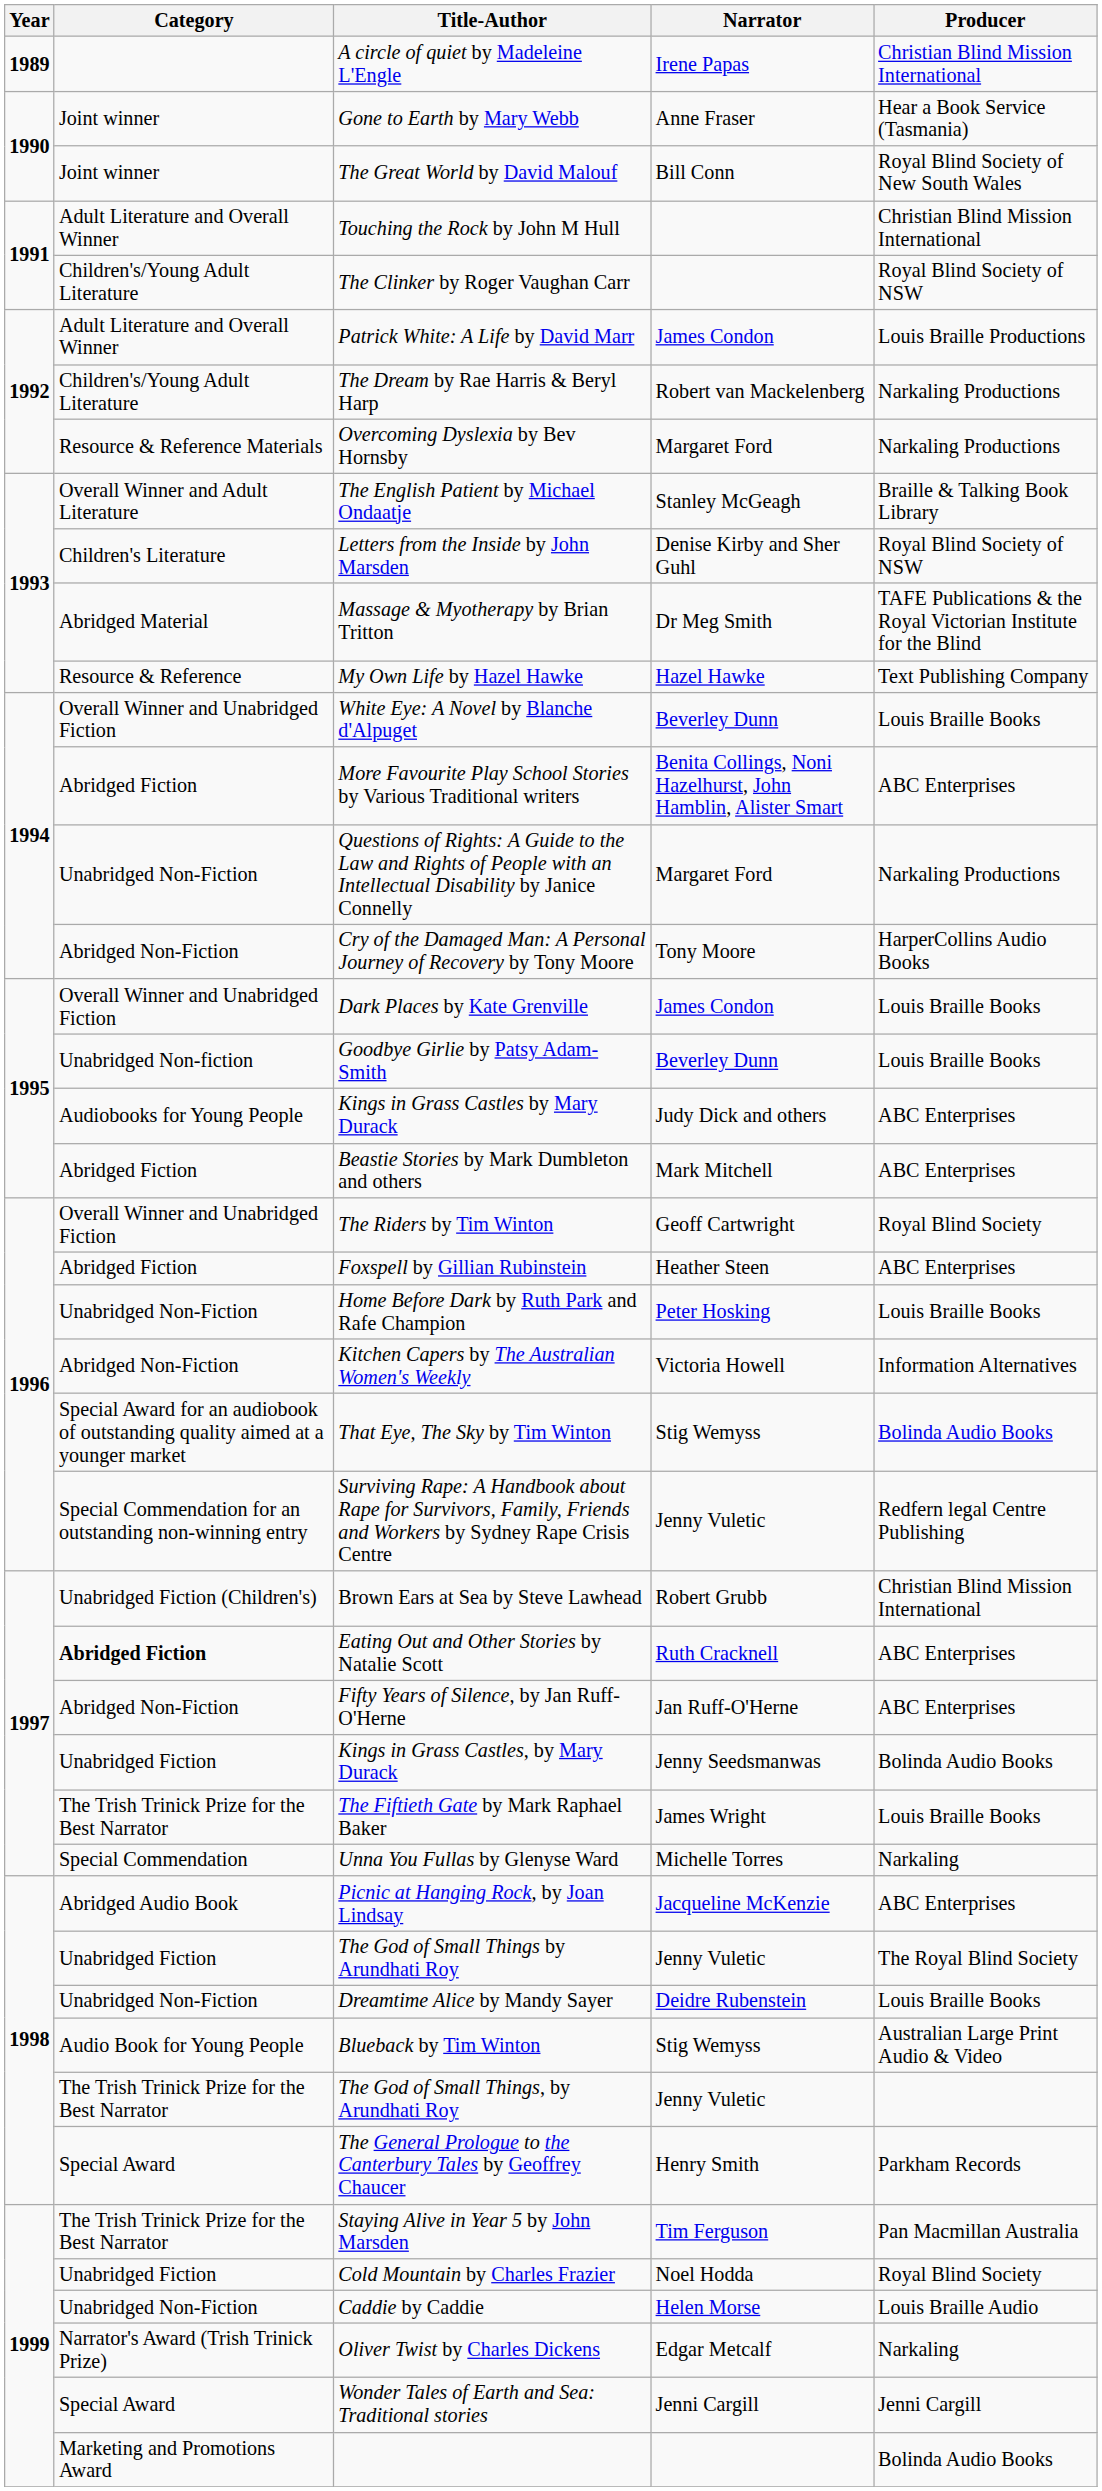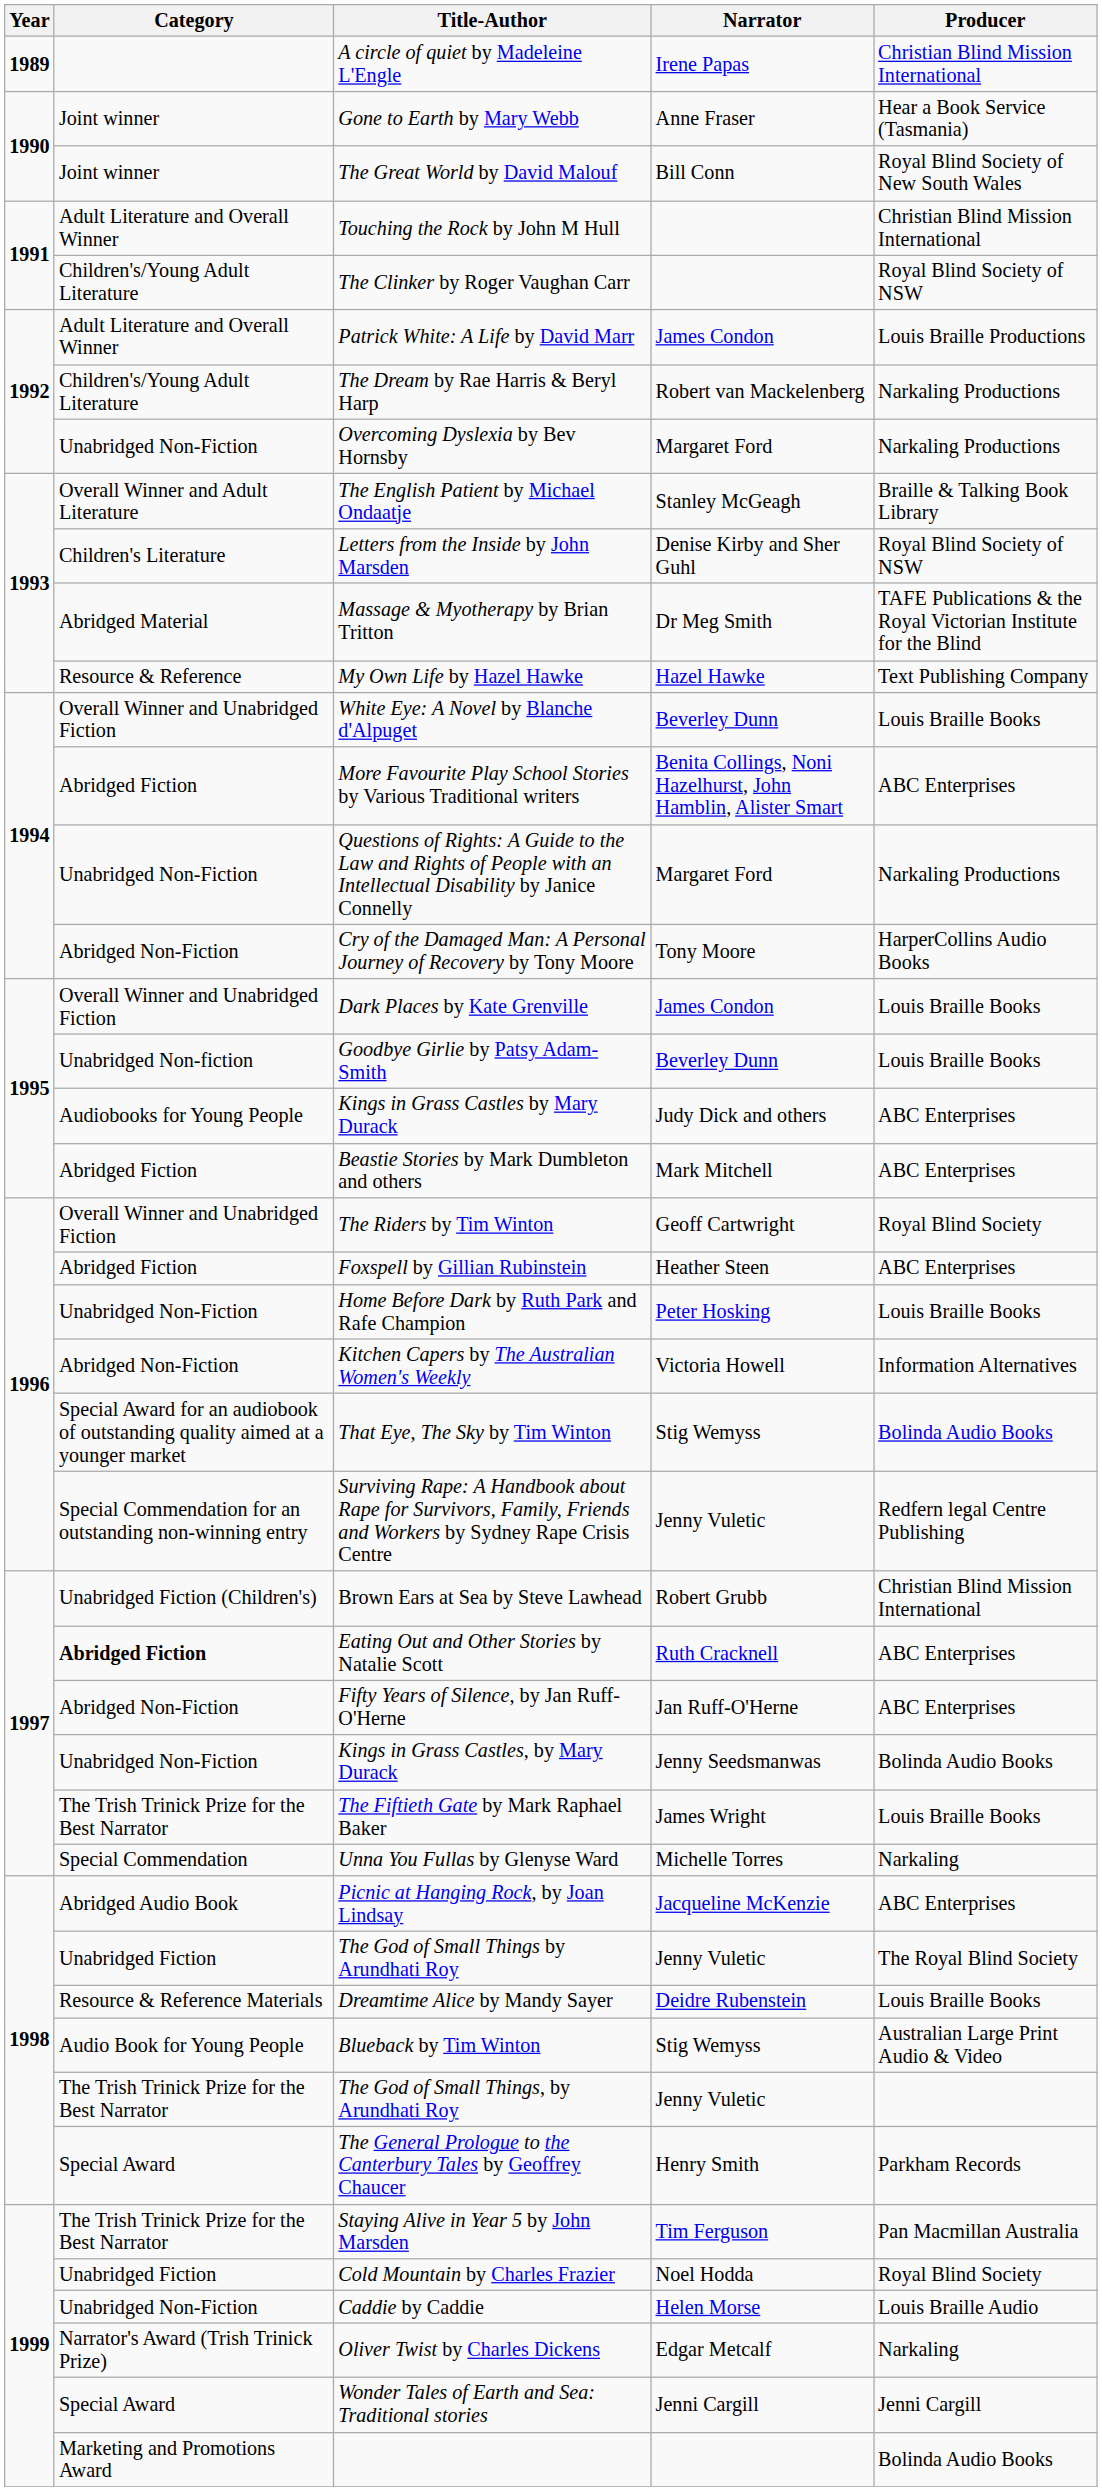(191, 446) Resource & Reference Materials -> (158, 446) Unabridged Non-Fiction
(138, 1762) Unabridged Fiction -> (158, 1762) Unabridged Non-Fiction
(158, 2001) Unabridged Non-Fiction -> (191, 2001) Resource & Reference Materials
